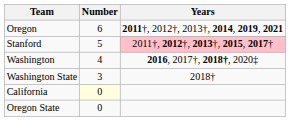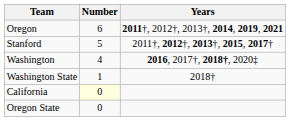(203, 44) pink background -> (203, 44) no background
(100, 76) 3 -> (100, 76) 1
